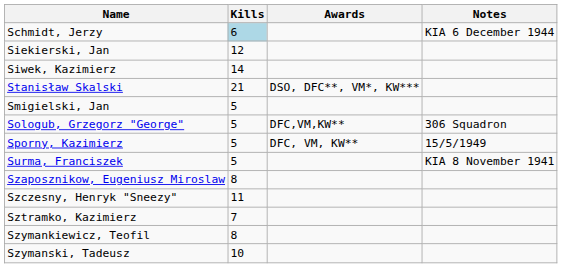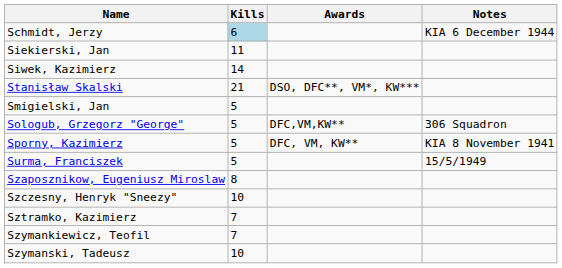(237, 51) 12 -> (237, 51) 11
(456, 143) 15/5/1949 -> (490, 143) KIA 8 November 1941
(490, 161) KIA 8 November 1941 -> (456, 161) 15/5/1949
(237, 198) 11 -> (237, 198) 10
(234, 235) 8 -> (234, 235) 7
